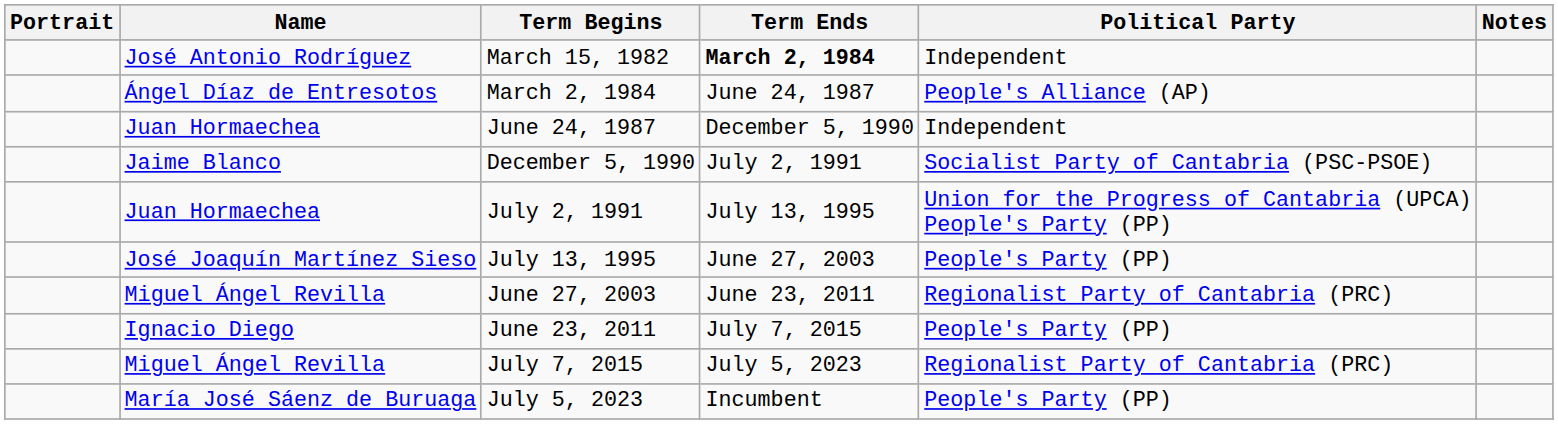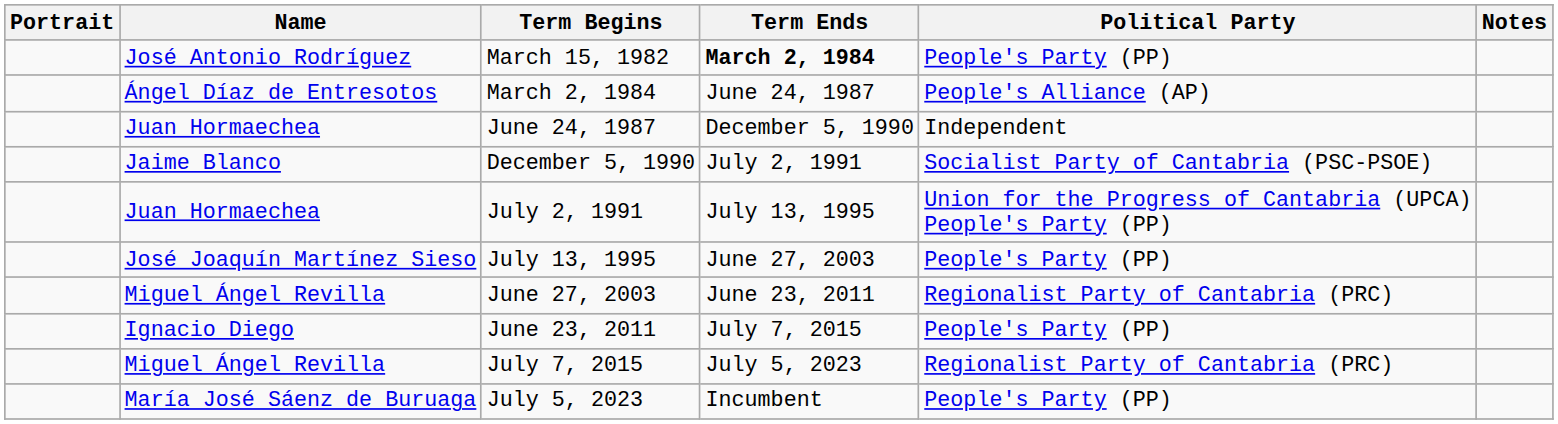(996, 58) Independent -> (1048, 58) People's Party (PP)
